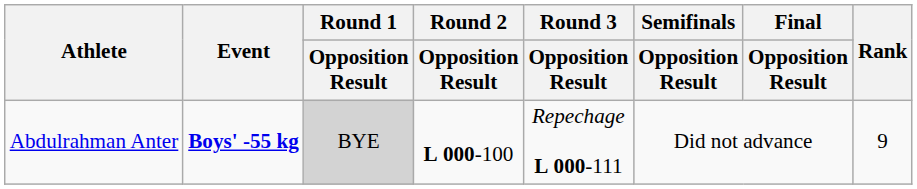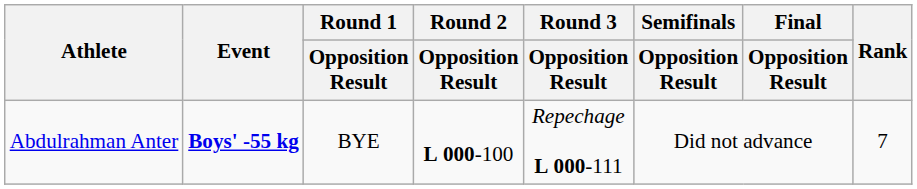(359, 142) lightgrey background -> (359, 142) no background
(883, 142) 9 -> (883, 142) 7
